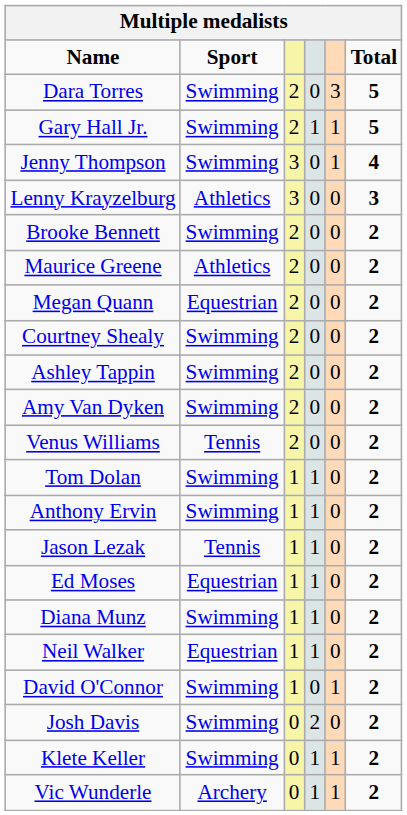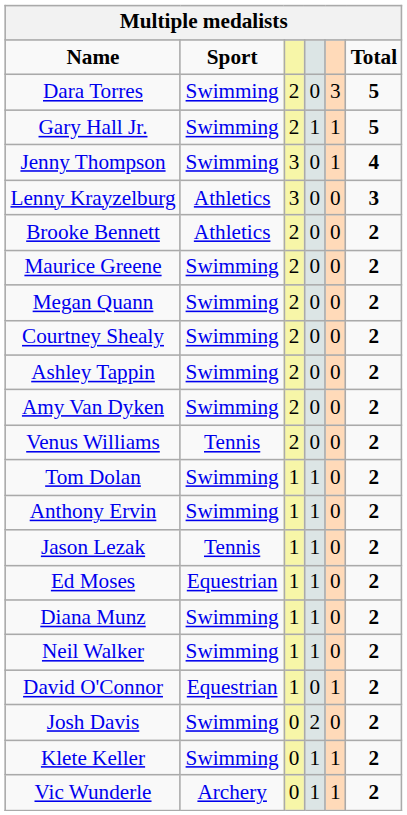(232, 232) Swimming -> (232, 232) Athletics
(232, 267) Athletics -> (232, 267) Swimming
(232, 302) Equestrian -> (232, 302) Swimming
(232, 652) Equestrian -> (232, 652) Swimming
(232, 687) Swimming -> (232, 687) Equestrian
